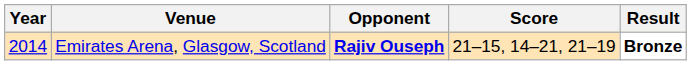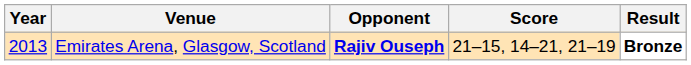(28, 46) 2014 -> (28, 46) 2013
